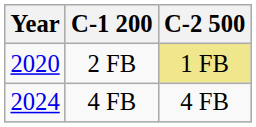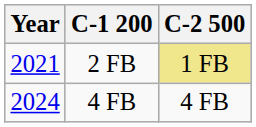(35, 63) 2020 -> (35, 63) 2021
